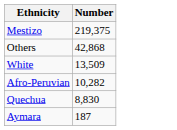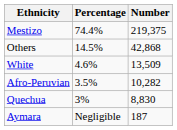+ column: (100, 13)
